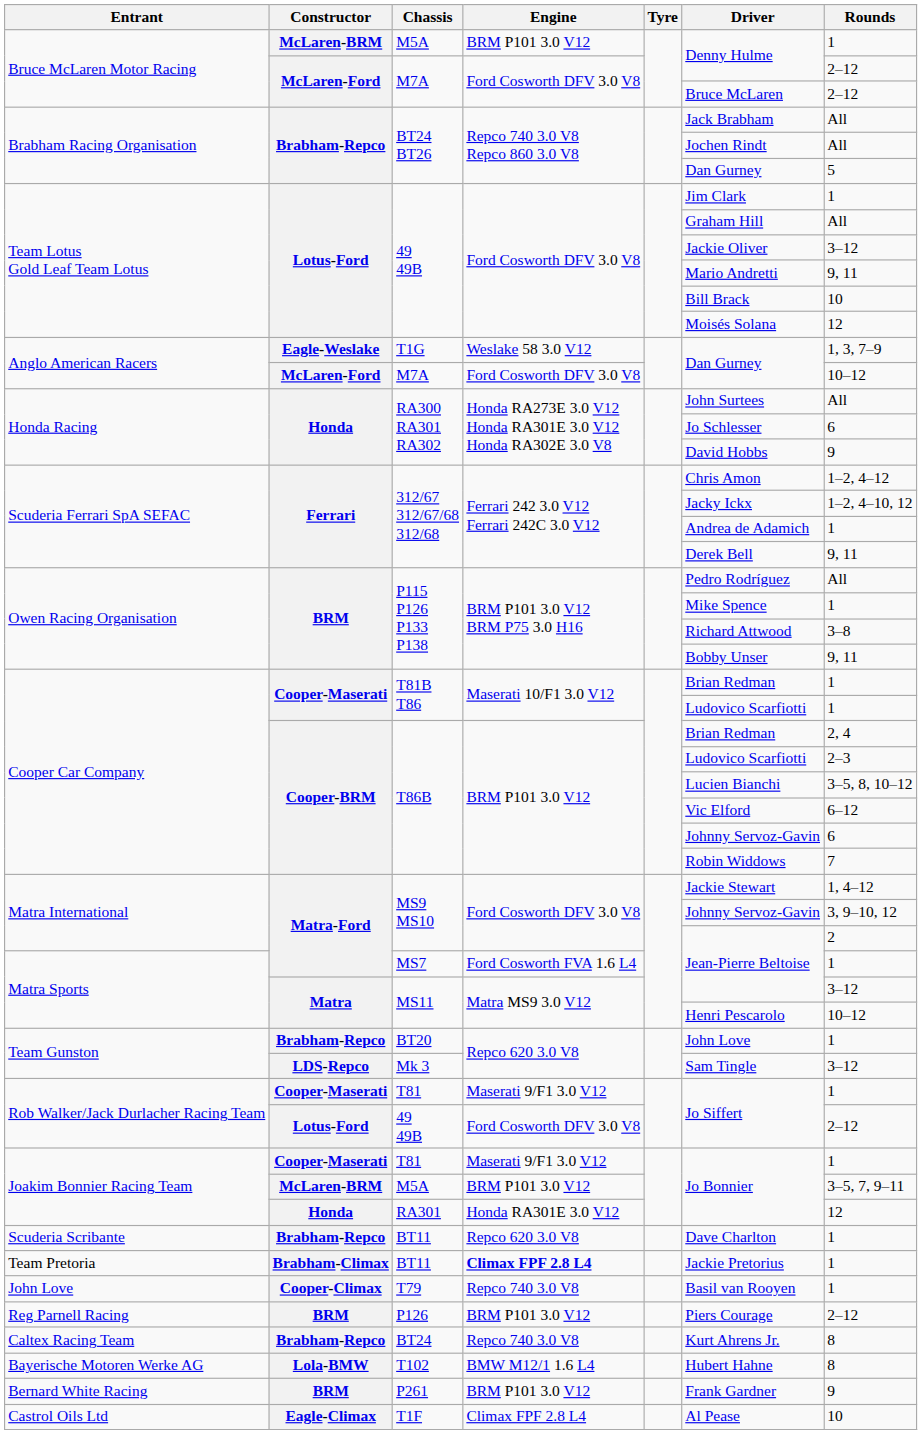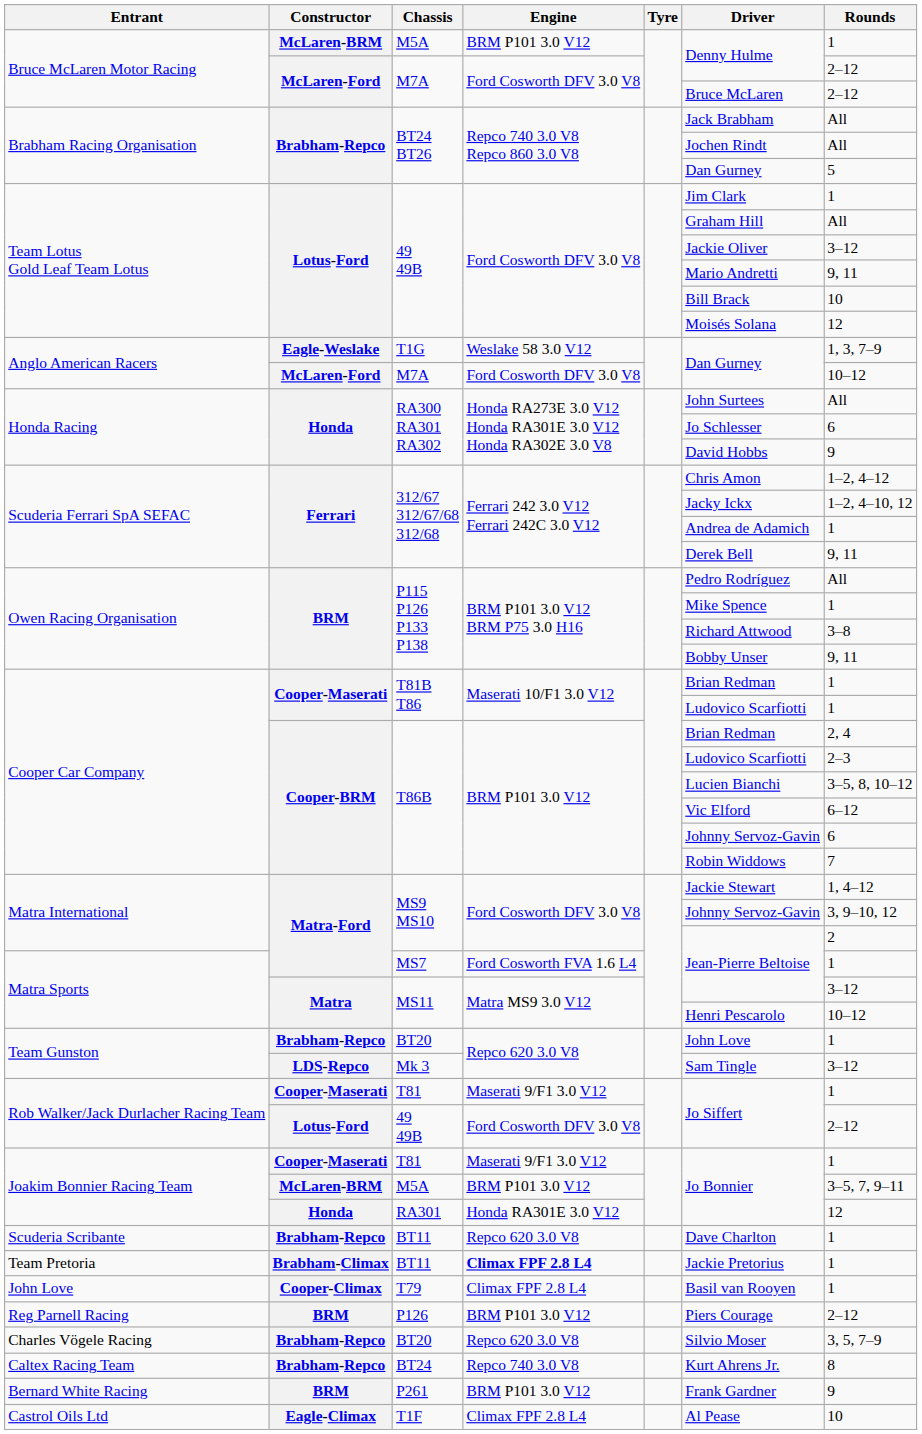(523, 1288) Repco 740 3.0 V8 -> (526, 1288) Climax FPF 2.8 L4
+ row: (80, 1339)
- row: (106, 1365)
